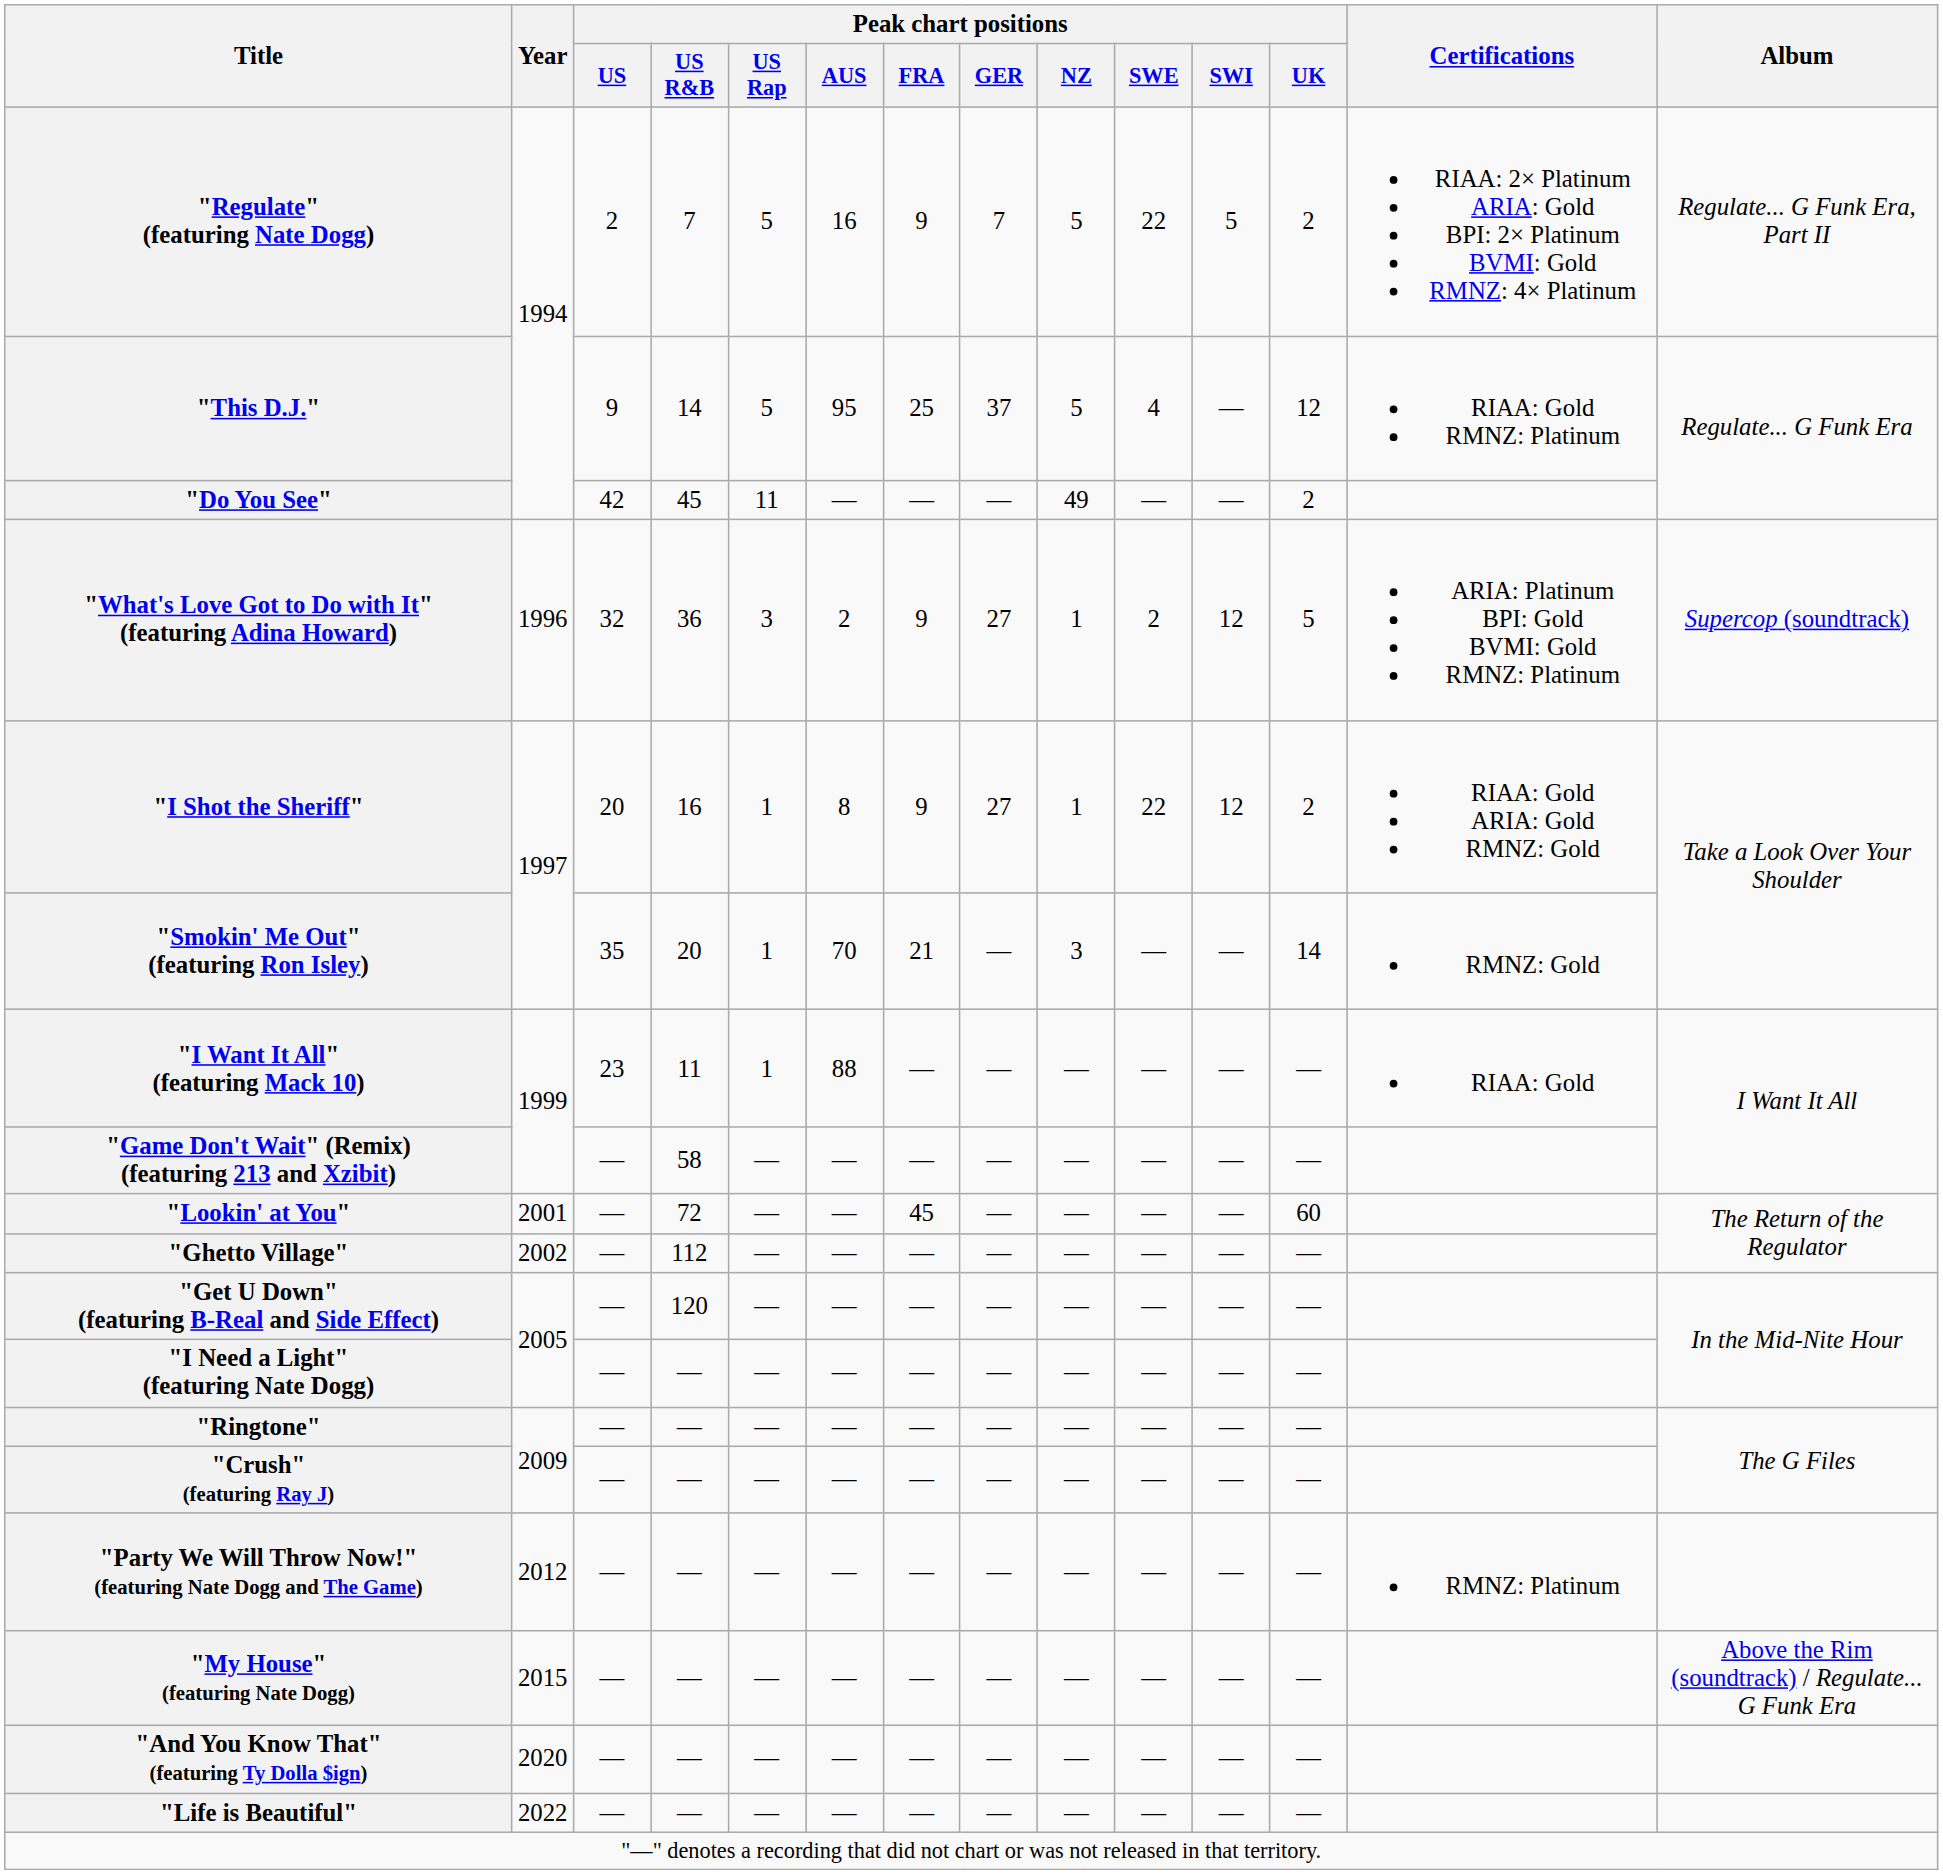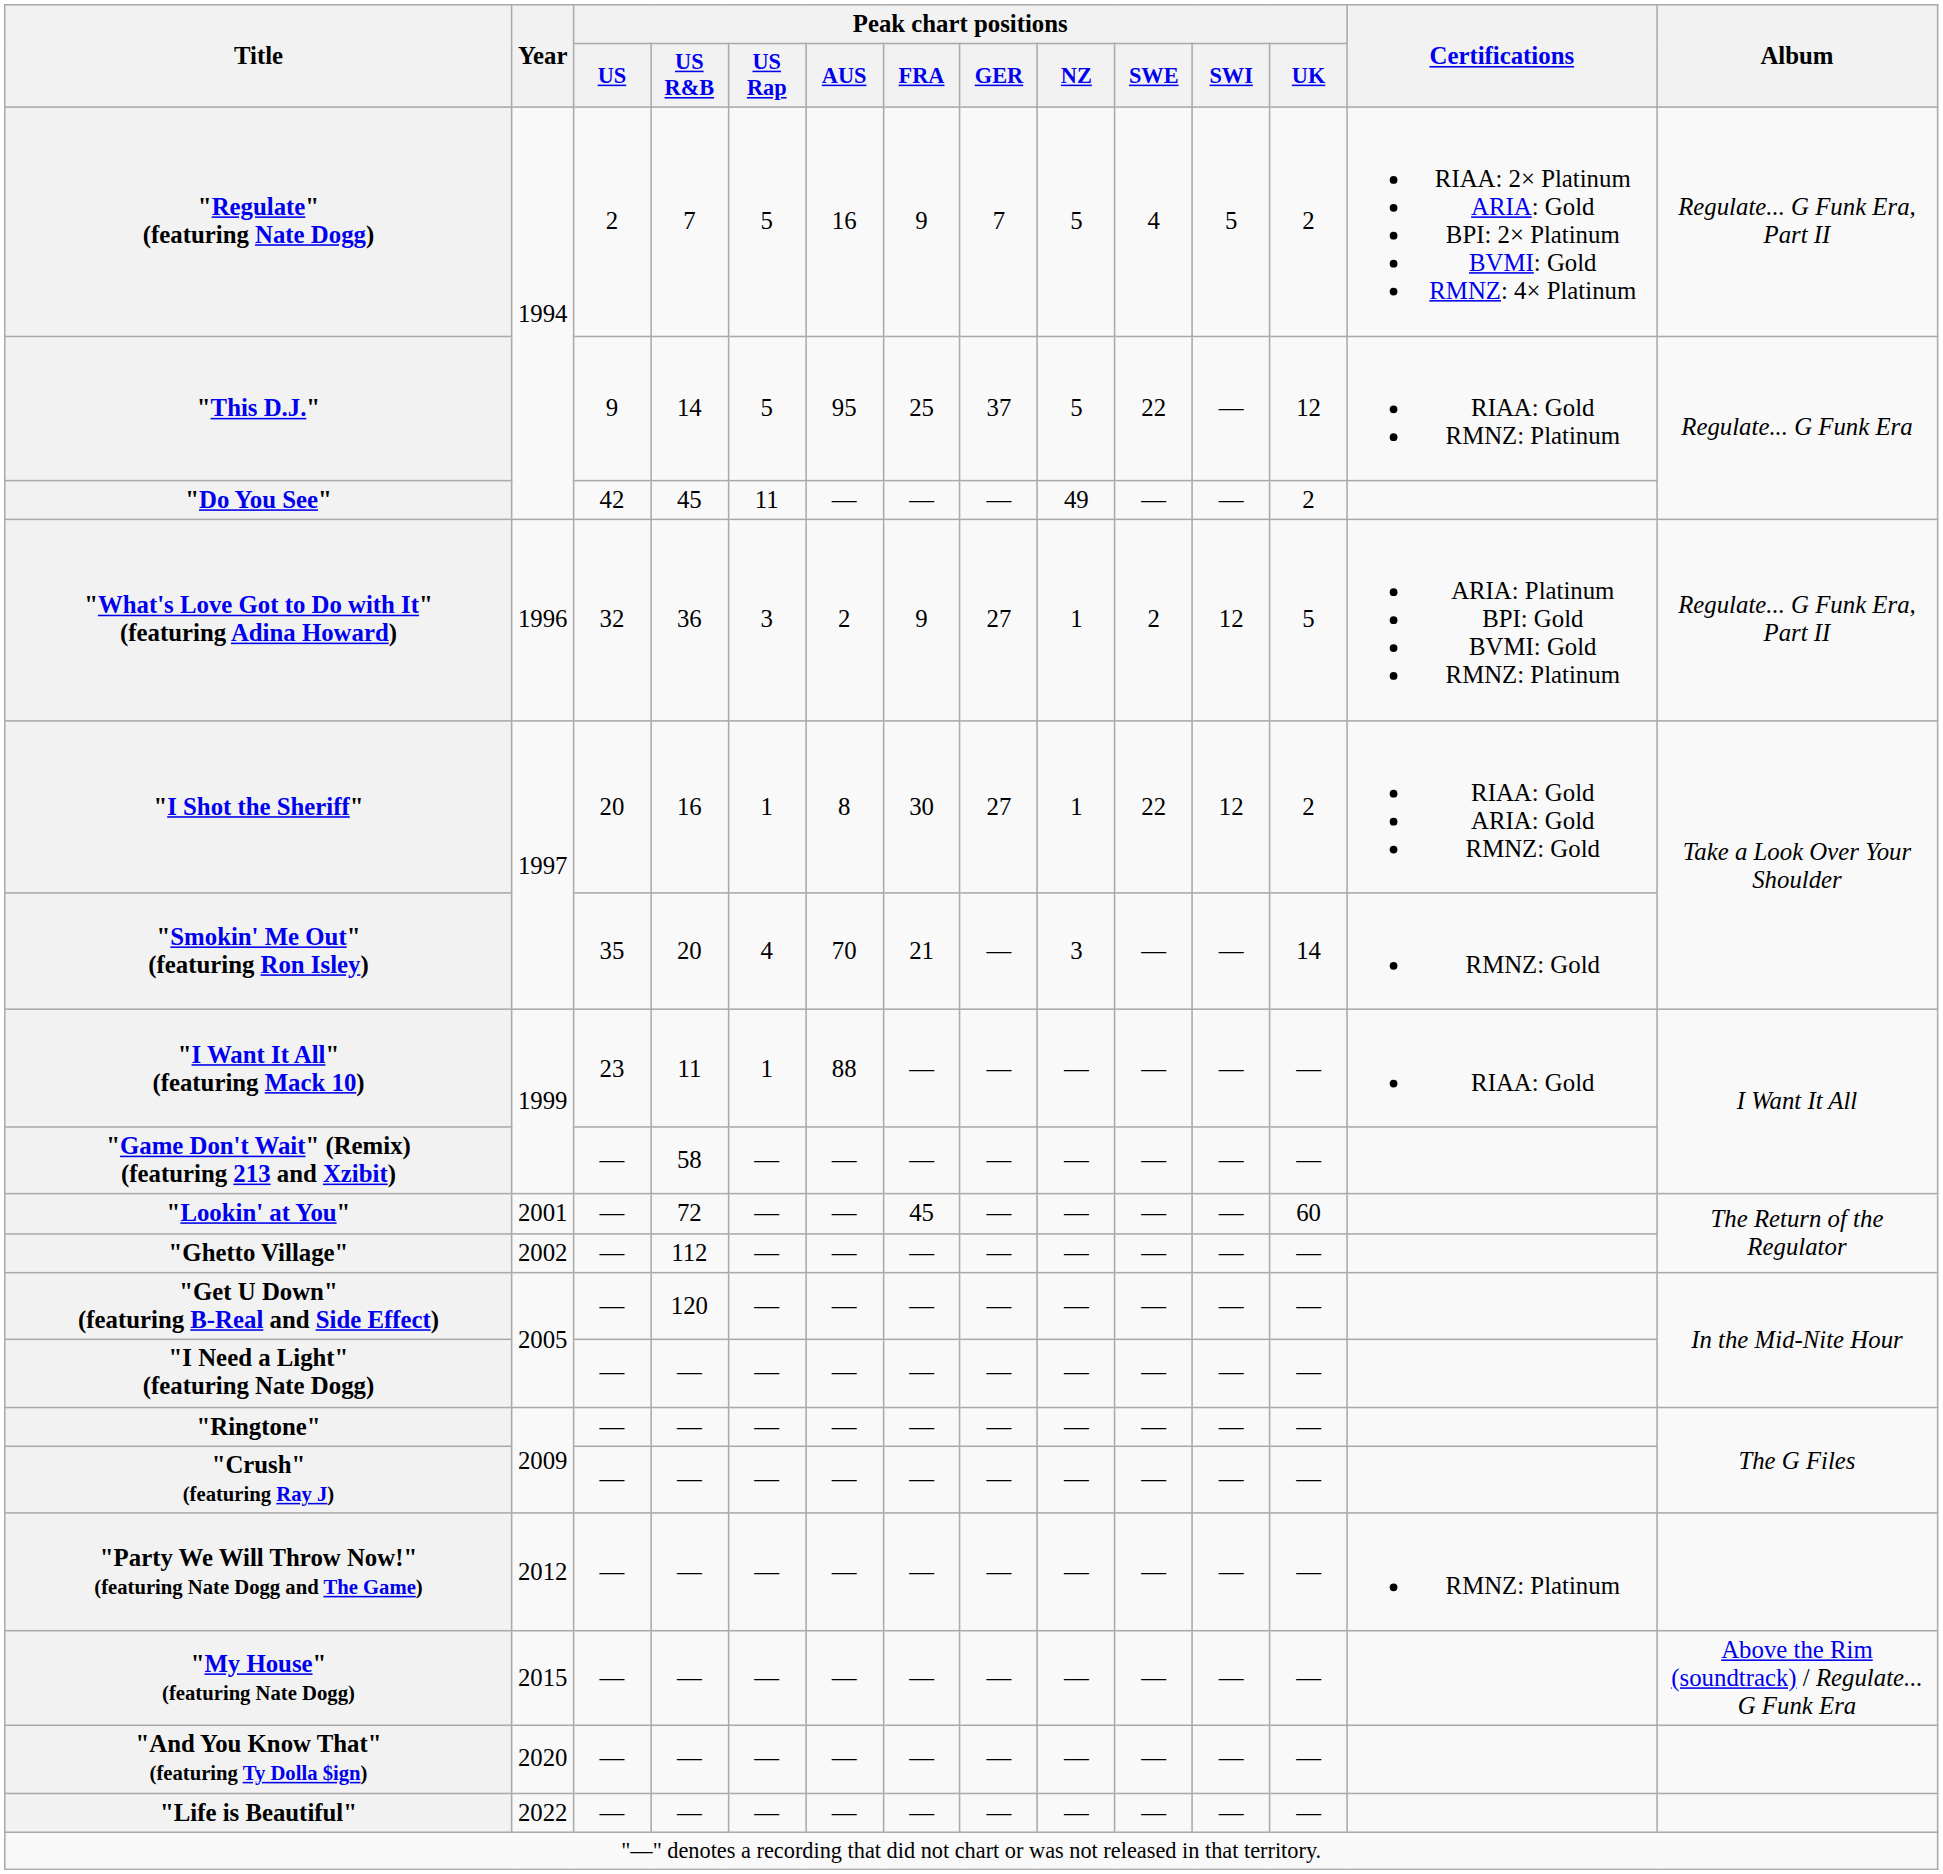(1154, 221) 22 -> (1154, 221) 4
(1154, 407) 4 -> (1154, 407) 22
(1797, 619) Supercop (soundtrack) -> (1797, 619) Regulate... G Funk Era, Part II
(922, 806) 9 -> (922, 806) 30
(767, 951) 1 -> (767, 951) 4
